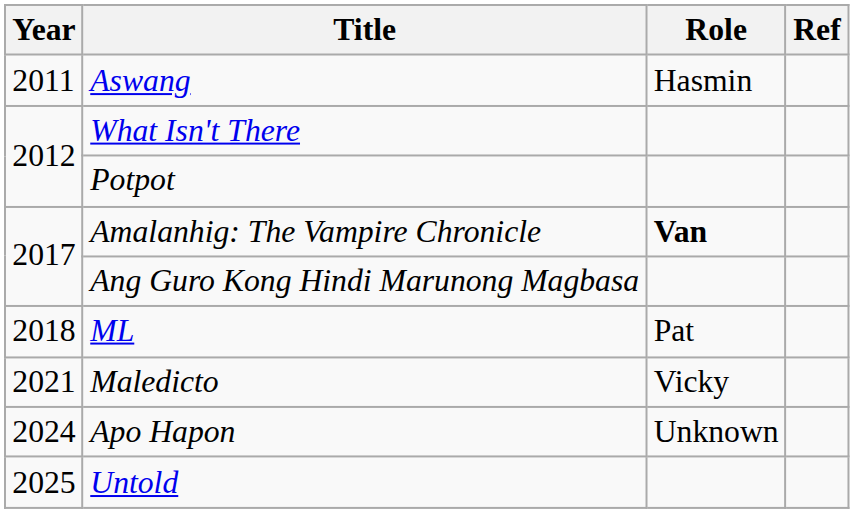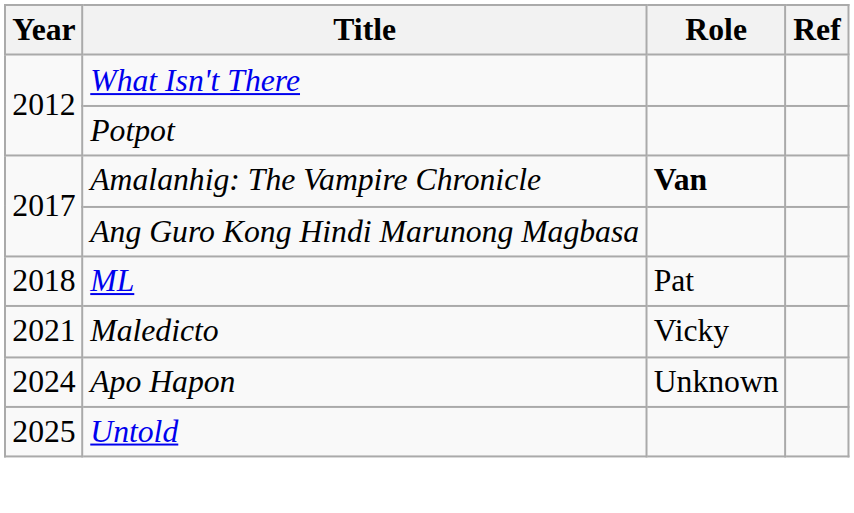- row: (140, 79)
